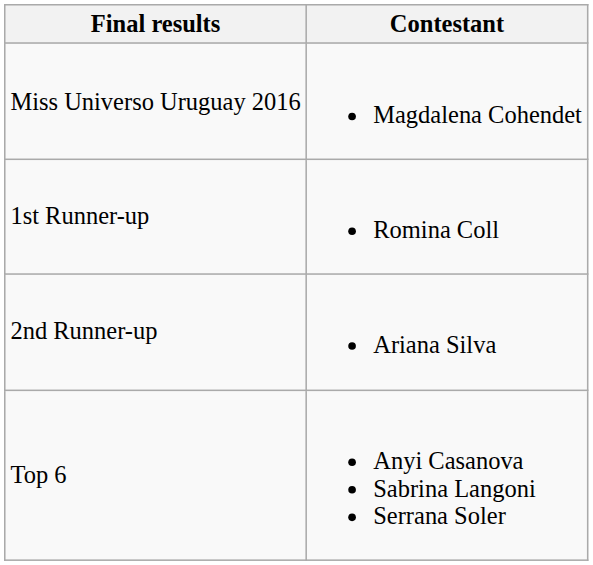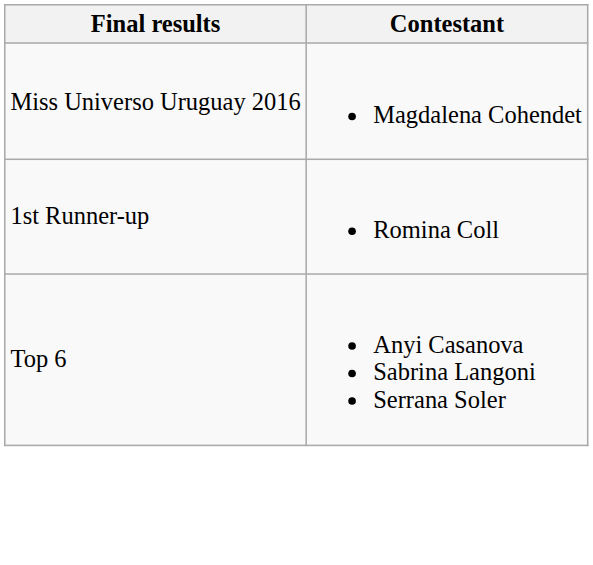- row: (84, 331)
